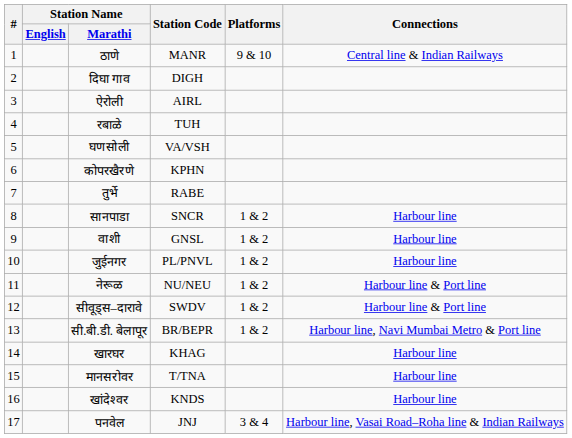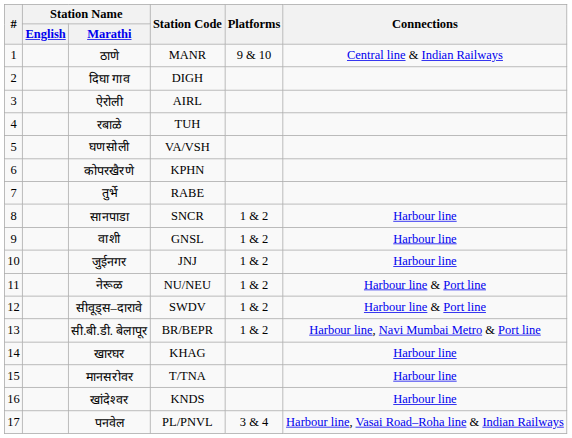(187, 261) PL/PNVL -> (187, 261) JNJ
(187, 422) JNJ -> (187, 422) PL/PNVL
